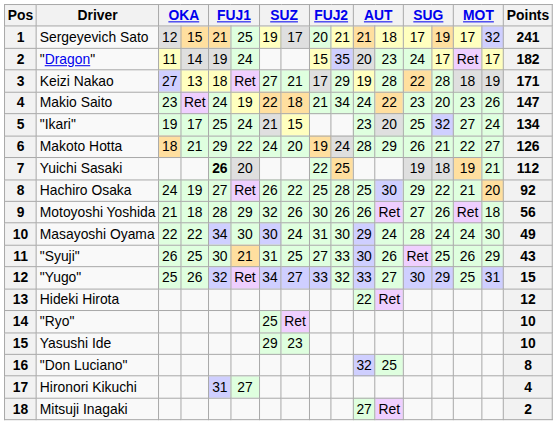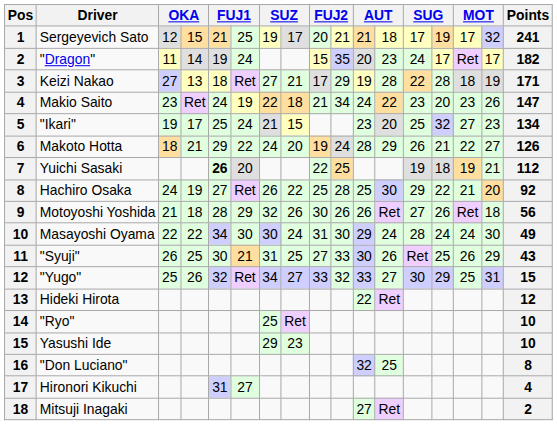(493, 124) 24 -> (493, 124) 23
